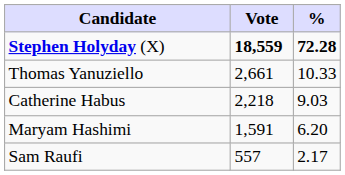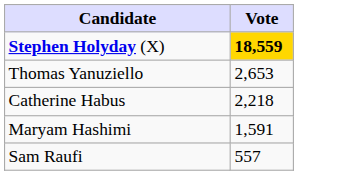- column: (317, 18)
(259, 45) no background -> (259, 45) gold background
(254, 73) 2,661 -> (254, 73) 2,653
